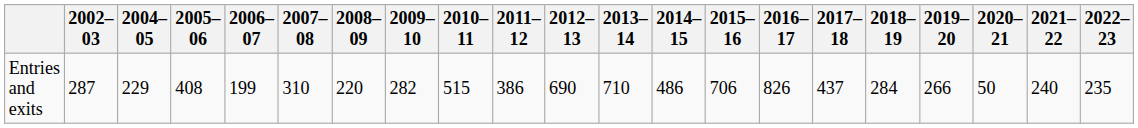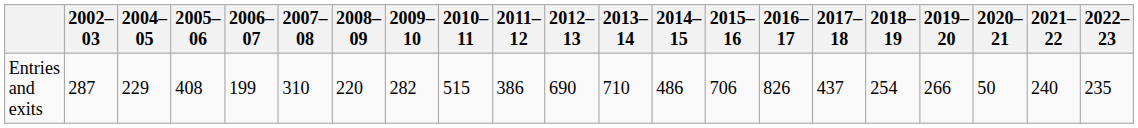(884, 88) 284 -> (884, 88) 254
